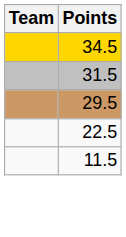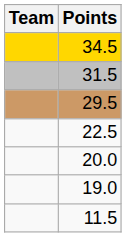+ row: (100, 160)
+ row: (100, 189)
